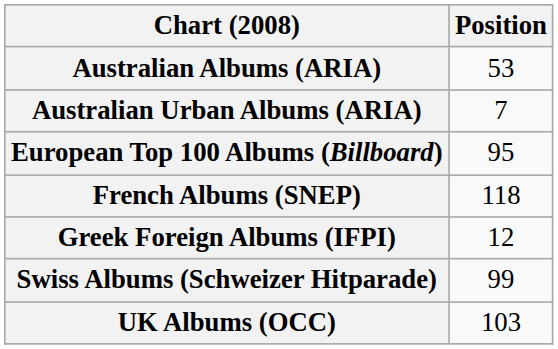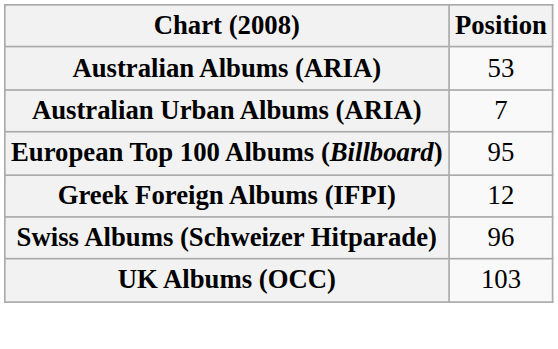- row: (227, 195)
(501, 279) 99 -> (501, 237) 96
